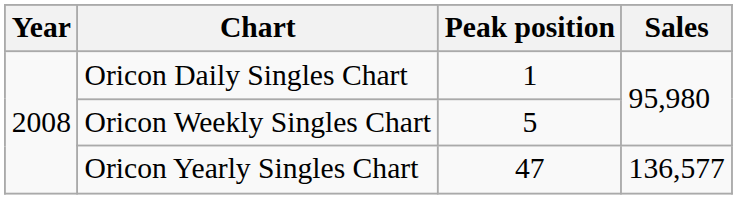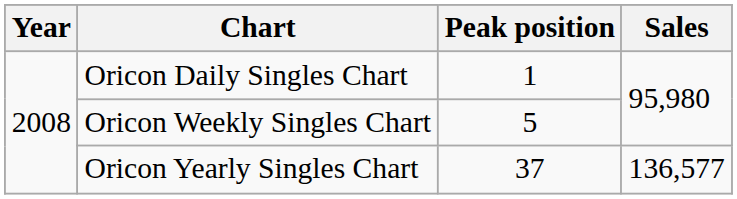(530, 168) 47 -> (530, 168) 37
